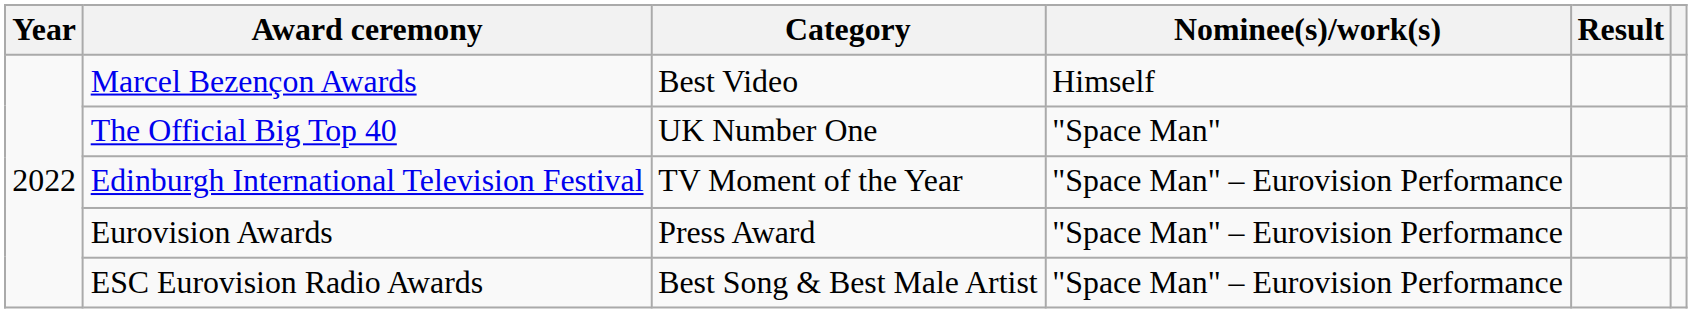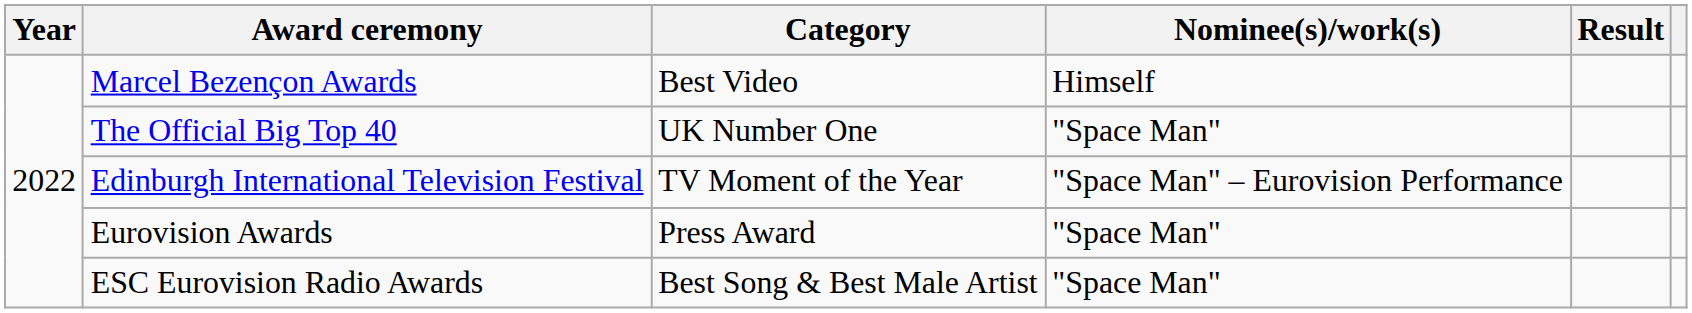(1308, 231) "Space Man" – Eurovision Performance -> (1136, 231) "Space Man"
(1308, 282) "Space Man" – Eurovision Performance -> (1136, 282) "Space Man"
